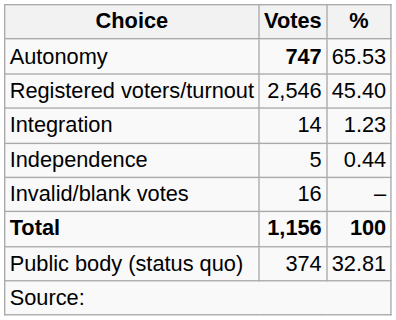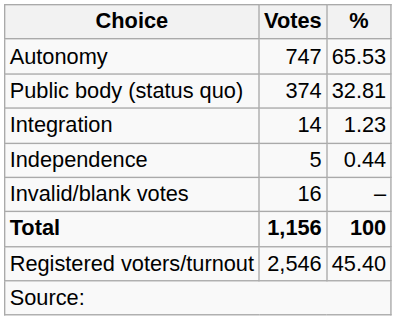(304, 56) bold -> (304, 56) normal
rows swapped: (126, 263) <-> (132, 90)
